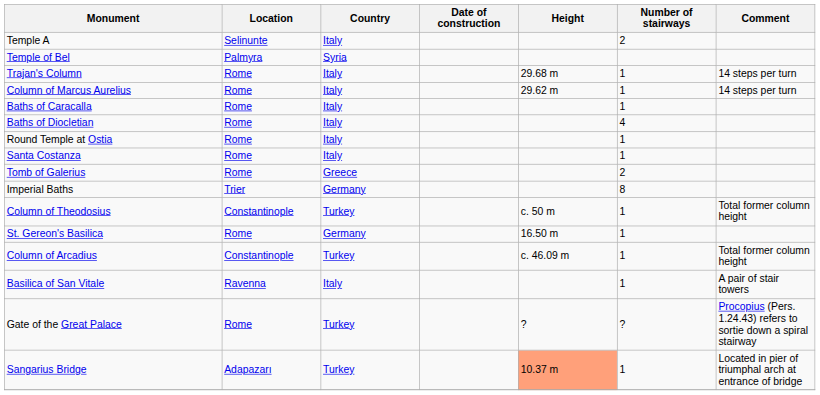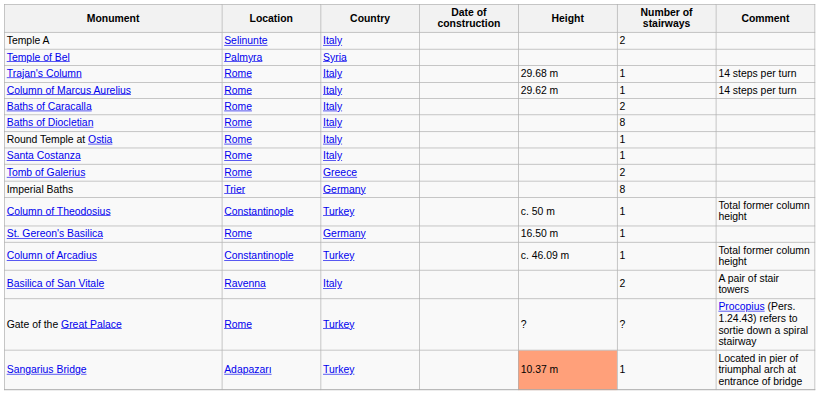(622, 106) 1 -> (622, 106) 2
(622, 123) 4 -> (622, 123) 8
(622, 284) 1 -> (622, 284) 2
